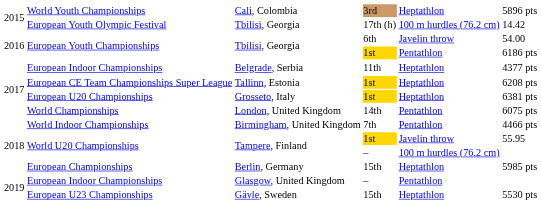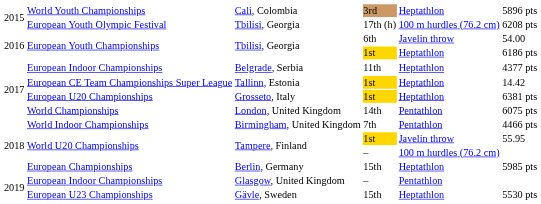(514, 24) 14.42 -> (520, 24) 6208 pts
(421, 53) Pentathlon -> (421, 53) Heptathlon
(520, 82) 6208 pts -> (514, 82) 14.42
